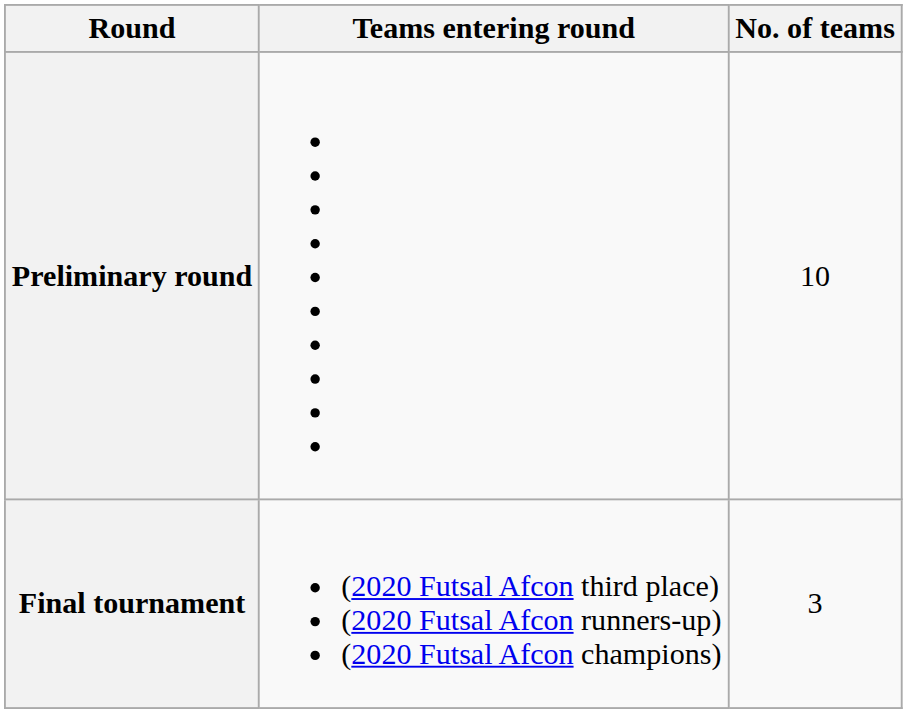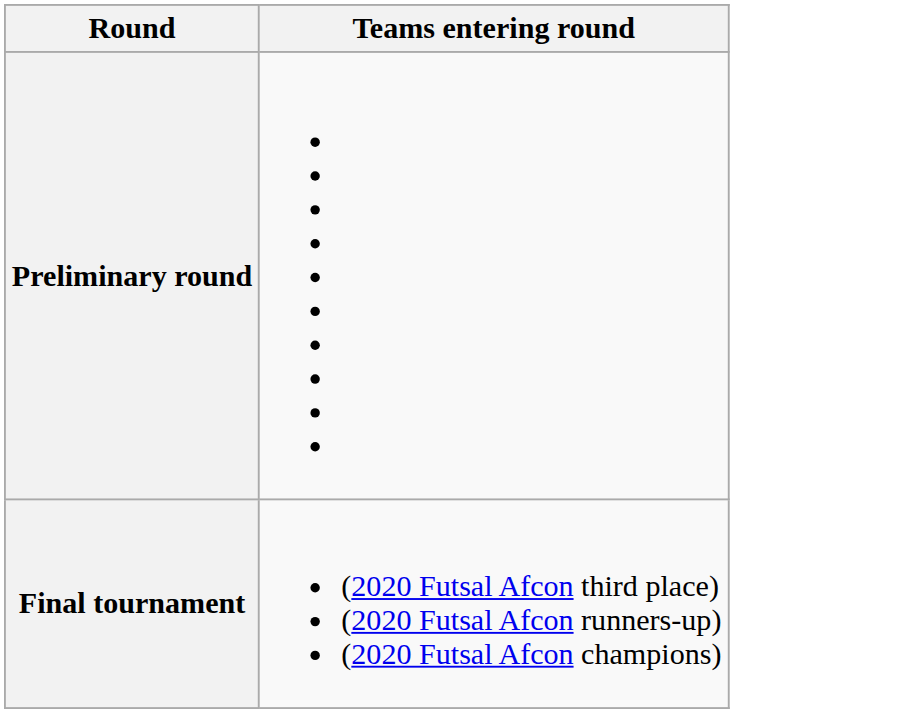- column: (815, 28)
